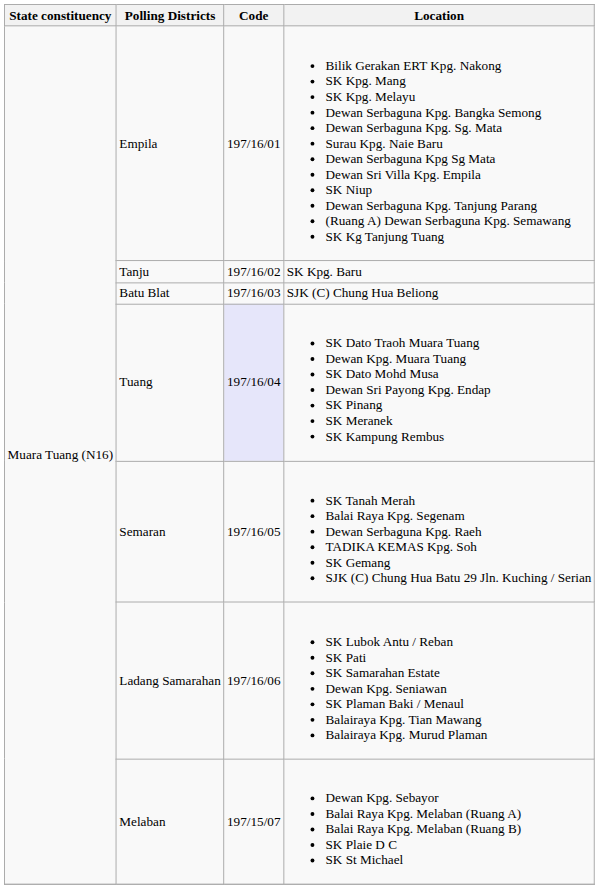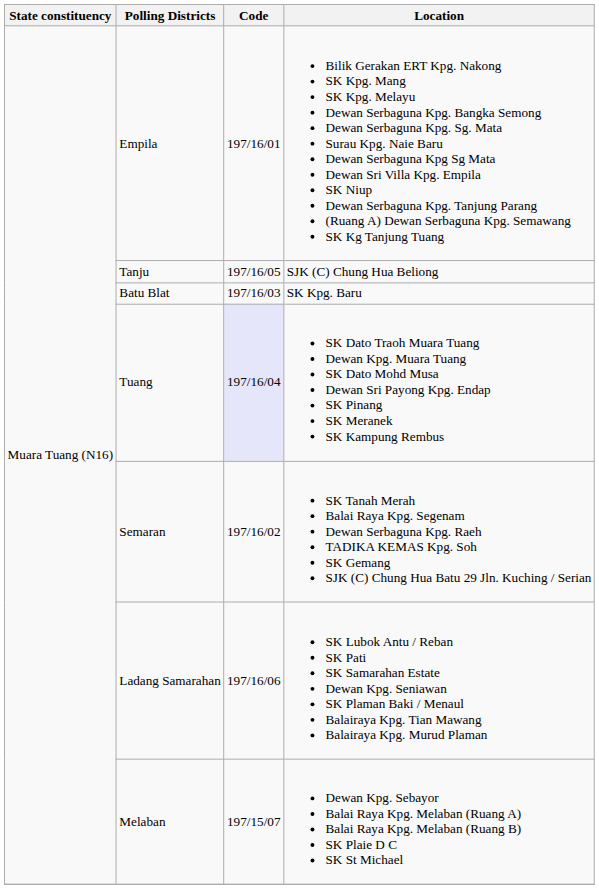(254, 271) 197/16/02 -> (254, 271) 197/16/05
(324, 271) SK Kpg. Baru -> (363, 271) SJK (C) Chung Hua Beliong
(363, 292) SJK (C) Chung Hua Beliong -> (324, 292) SK Kpg. Baru
(254, 531) 197/16/05 -> (254, 531) 197/16/02
